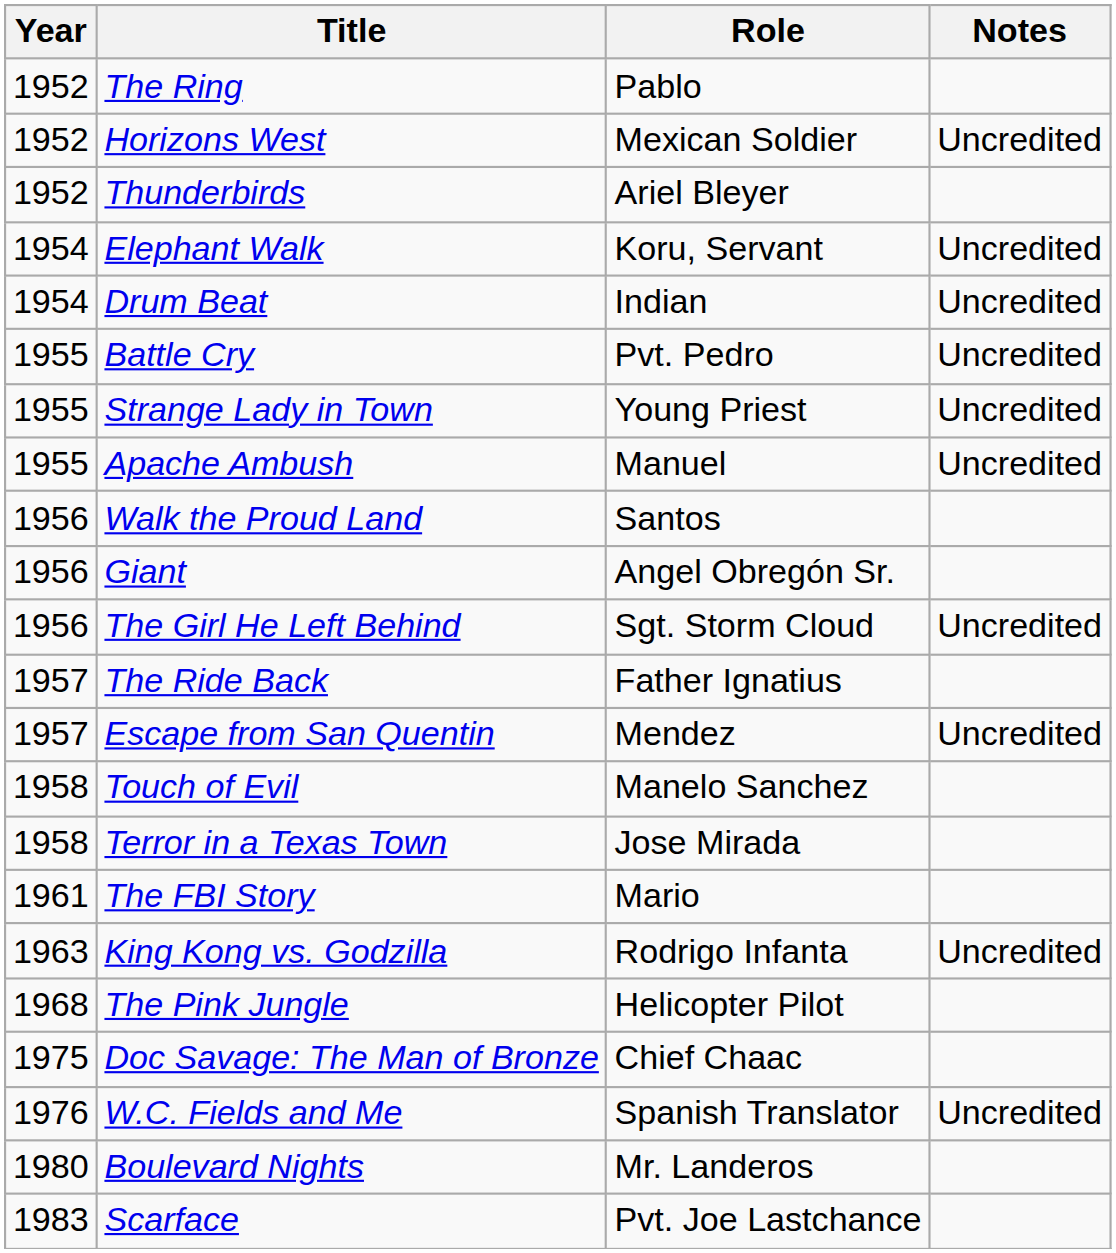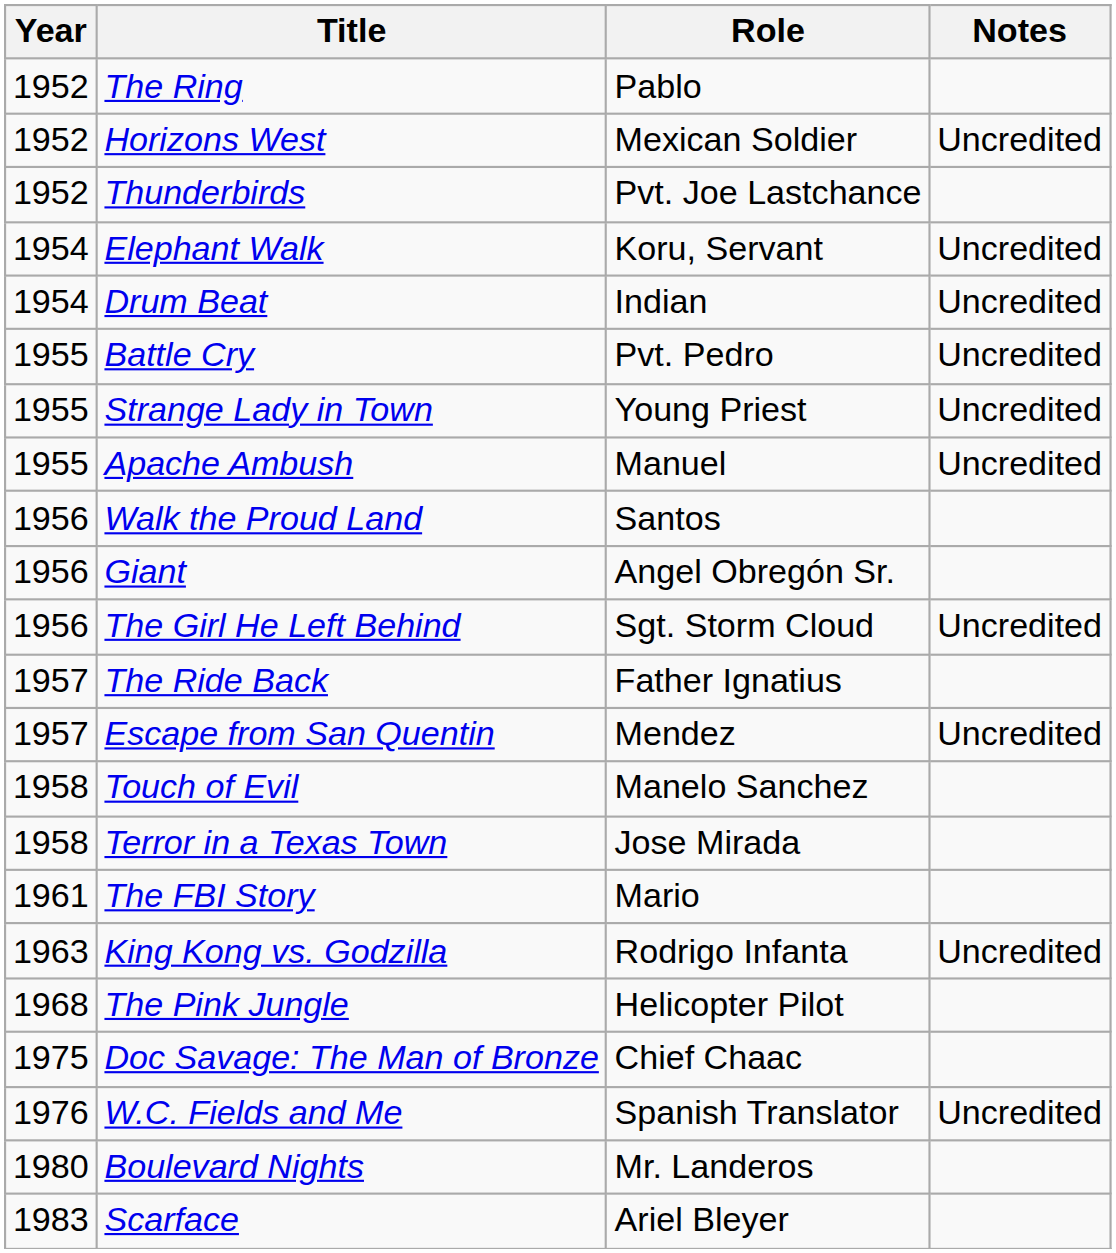(702, 193) Ariel Bleyer -> (768, 193) Pvt. Joe Lastchance
(768, 1220) Pvt. Joe Lastchance -> (702, 1220) Ariel Bleyer
